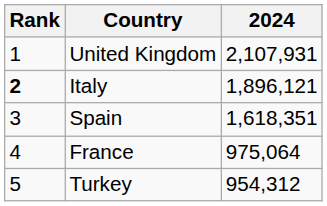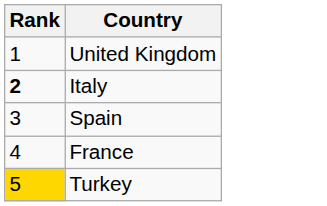- column: (272, 20)
(15, 184) no background -> (15, 184) gold background
